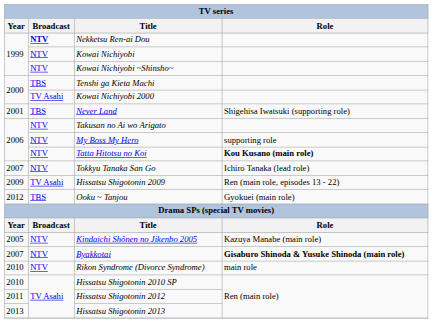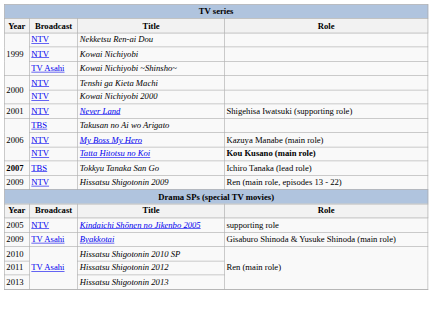(39, 40) bold -> (40, 40) normal
(39, 69) NTV -> (48, 69) TV Asahi
(38, 83) TBS -> (40, 83) NTV
(47, 97) TV Asahi -> (40, 97) NTV
(38, 111) TBS -> (40, 111) NTV
(39, 126) NTV -> (39, 126) TBS
(250, 140) supporting role -> (275, 140) Kazuya Manabe (main role)
(15, 168) normal -> (15, 168) bold
(39, 168) NTV -> (39, 168) TBS
(47, 183) TV Asahi -> (40, 183) NTV
- row: (102, 197)
(273, 240) Kazuya Manabe (main role) -> (253, 225) supporting role
(15, 254) 2007 -> (15, 240) 2009
(39, 254) NTV -> (48, 240) TV Asahi
(314, 254) bold -> (311, 240) normal
- row: (140, 268)
